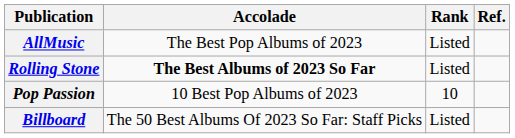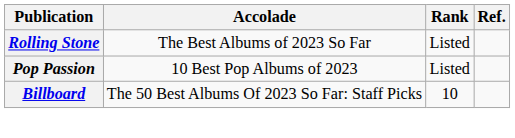- row: (54, 42)
(264, 68) bold -> (264, 42) normal
(450, 94) 10 -> (450, 68) Listed
(450, 119) Listed -> (450, 94) 10
